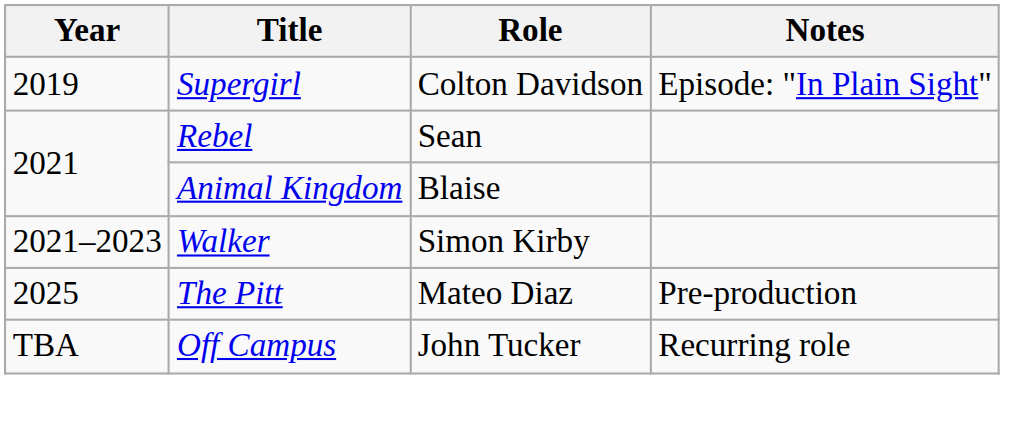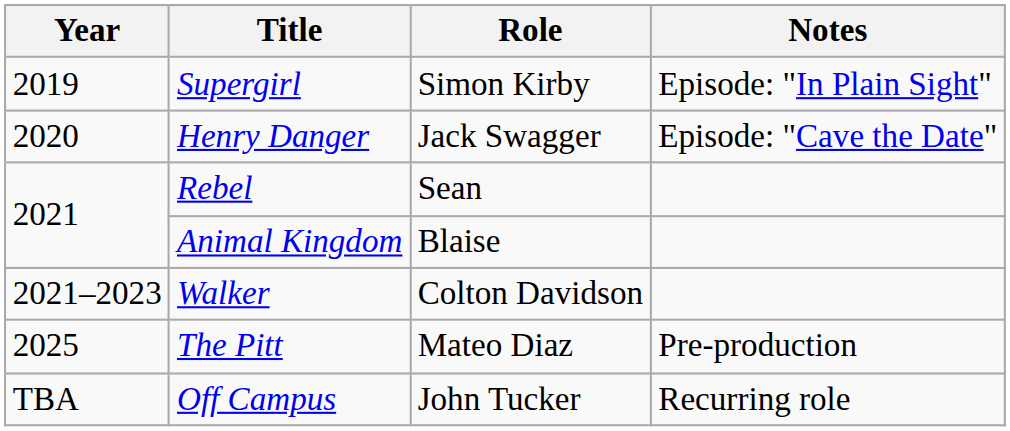(530, 83) Colton Davidson -> (504, 83) Simon Kirby
+ row: (273, 135)
(504, 240) Simon Kirby -> (530, 293) Colton Davidson
